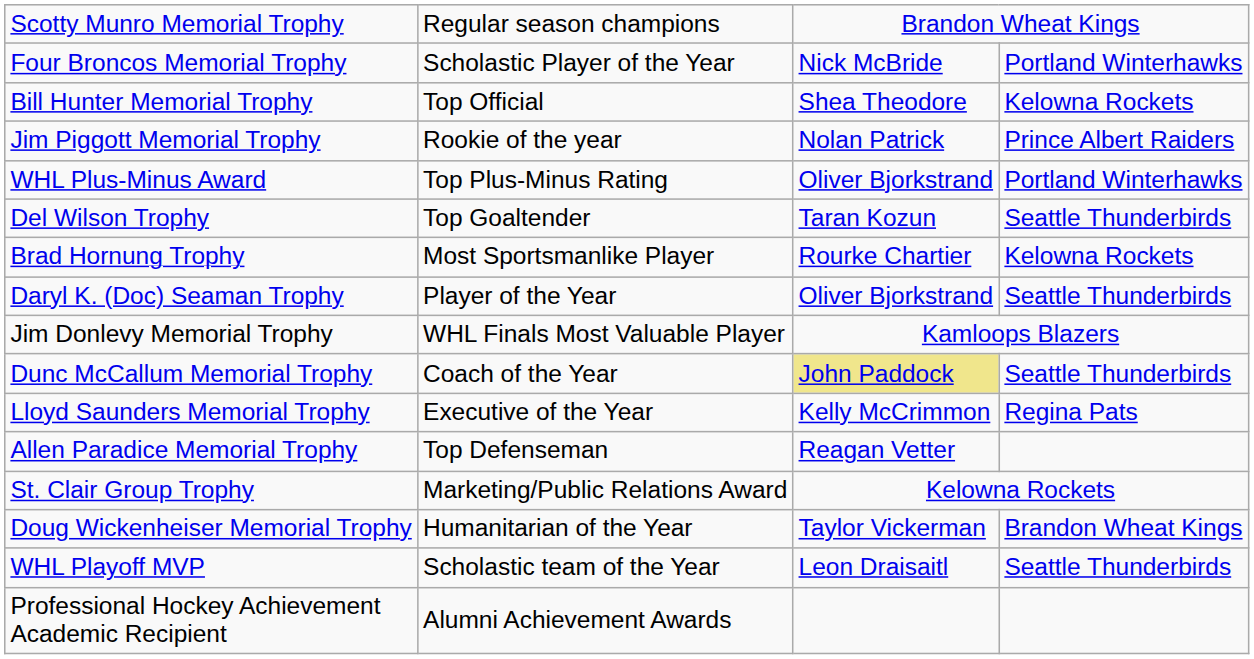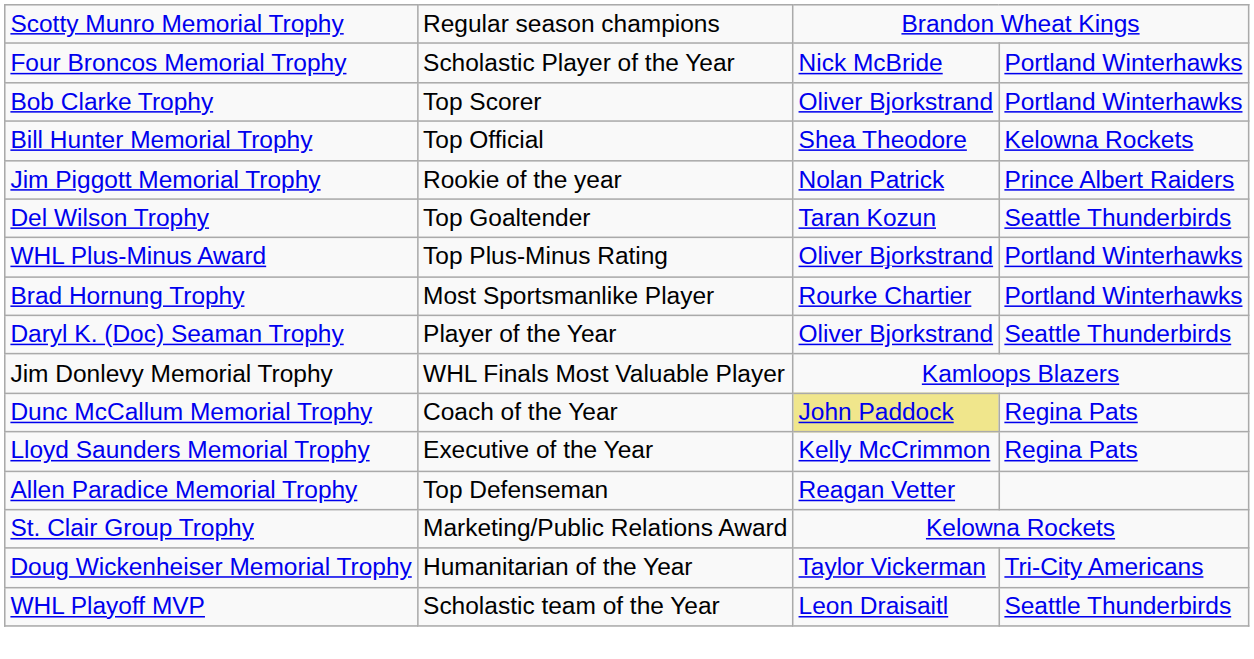+ row: (112, 101)
rows swapped: (110, 218) <-> (138, 179)
(1099, 256) Kelowna Rockets -> (1123, 295) Portland Winterhawks
(1118, 373) Seattle Thunderbirds -> (1071, 412) Regina Pats
(1123, 528) Brandon Wheat Kings -> (1104, 567) Tri-City Americans
- row: (195, 620)
